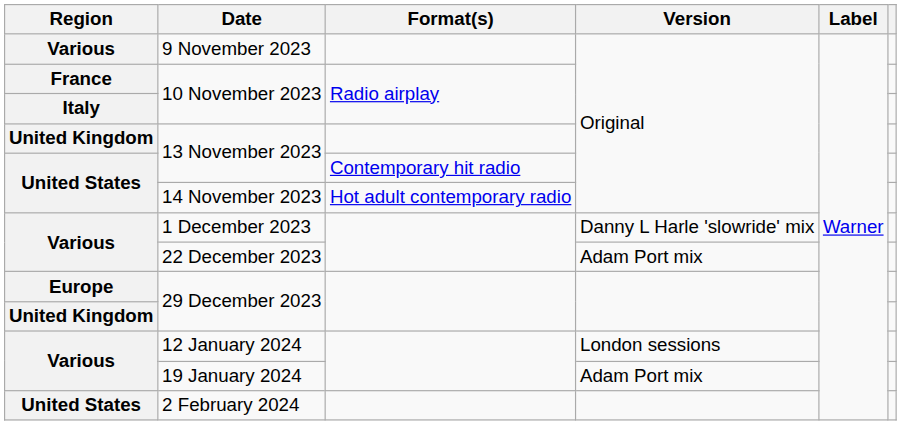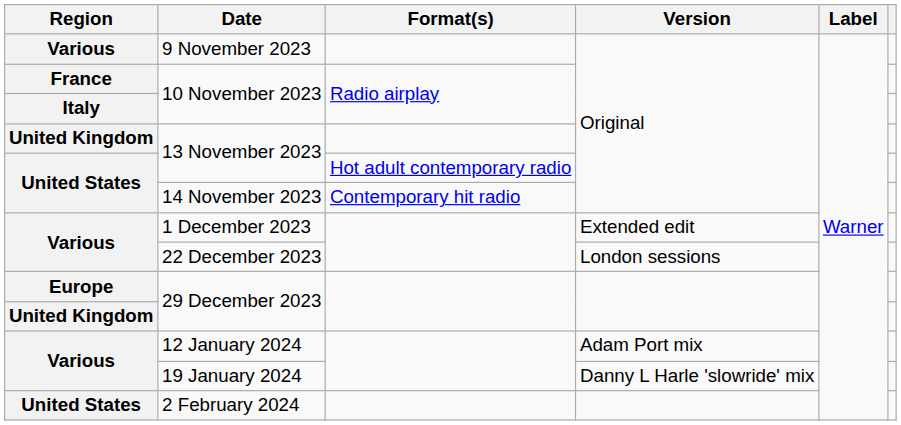(425, 167) Contemporary hit radio -> (451, 167) Hot adult contemporary radio
(451, 197) Hot adult contemporary radio -> (425, 197) Contemporary hit radio
(697, 227) Danny L Harle 'slowride' mix -> (637, 227) Extended edit
(641, 256) Adam Port mix -> (650, 256) London sessions
(650, 345) London sessions -> (641, 345) Adam Port mix
(641, 375) Adam Port mix -> (697, 375) Danny L Harle 'slowride' mix
